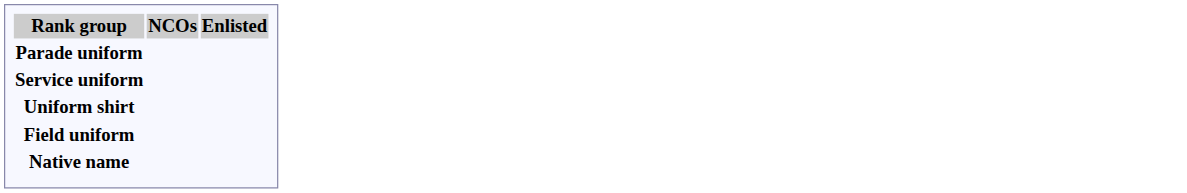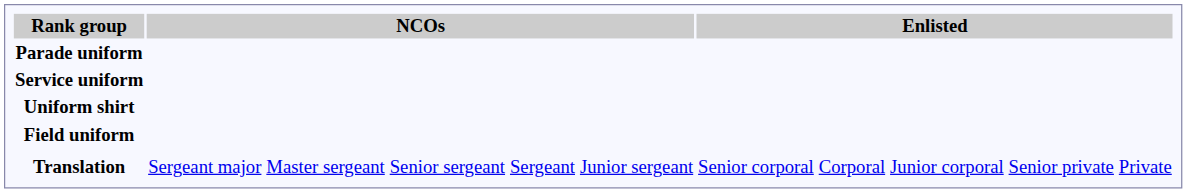- row: (79, 161)
+ row: (79, 166)
